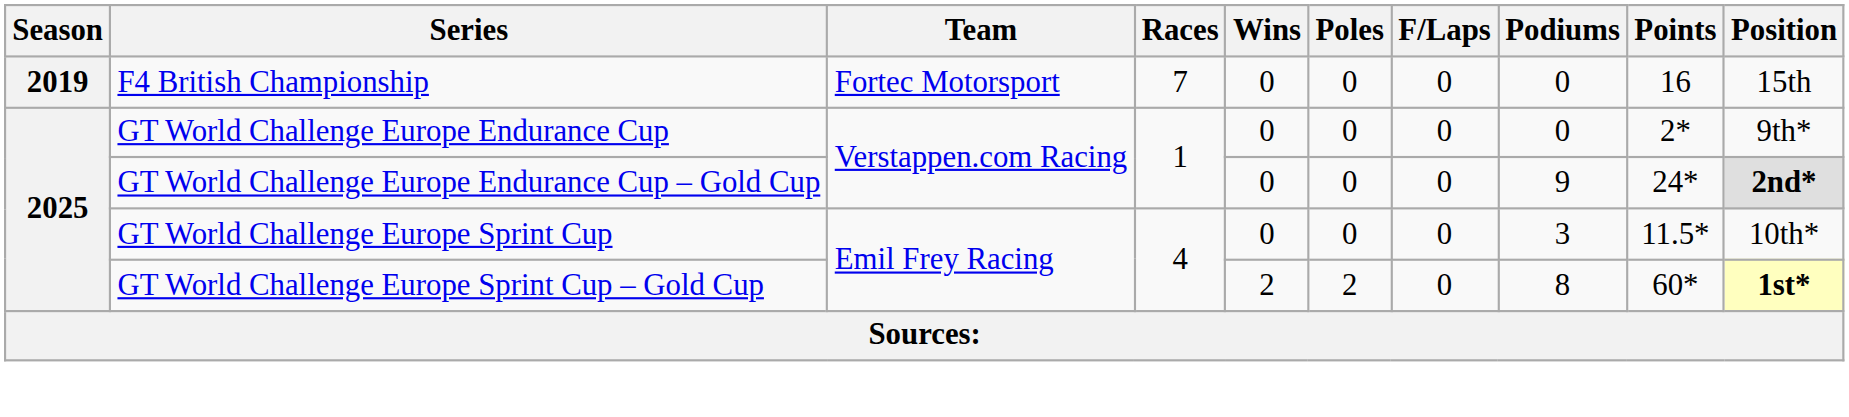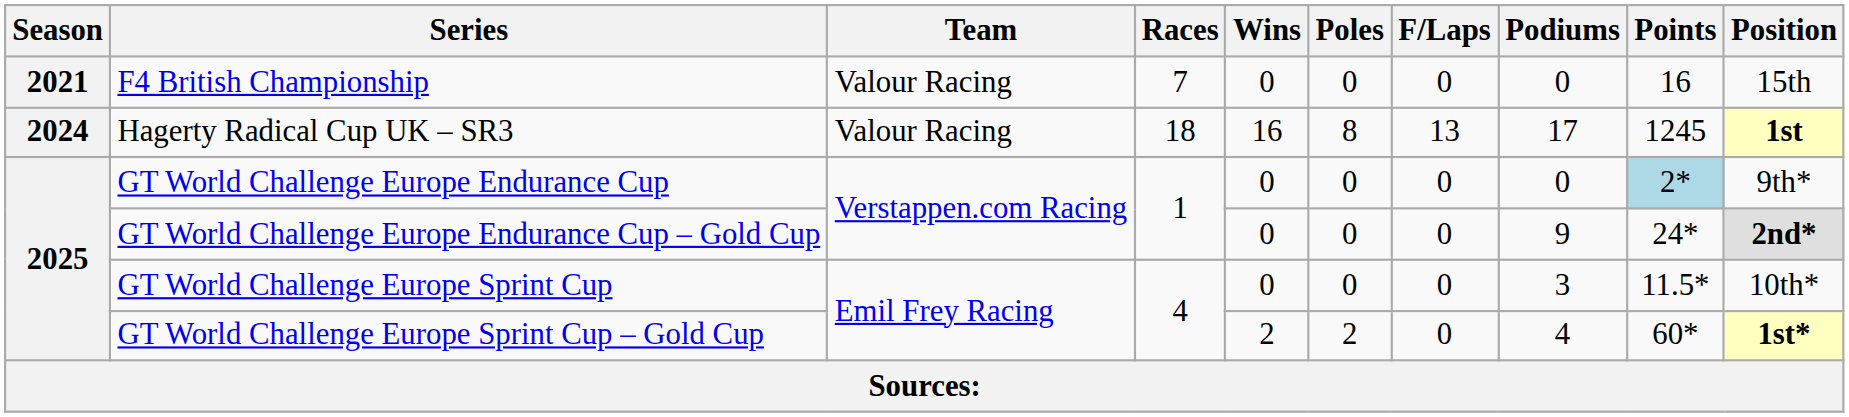(58, 81) 2019 -> (58, 81) 2021
(947, 81) Fortec Motorsport -> (923, 81) Valour Racing
+ row: (315, 131)
(1675, 131) no background -> (1675, 182) lightblue background
(1563, 284) 8 -> (1563, 335) 4
